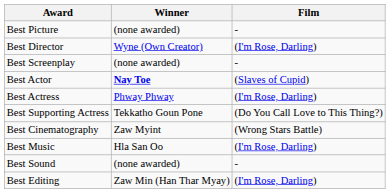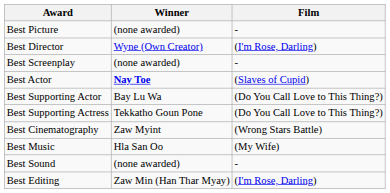- row: (33, 96)
+ row: (54, 96)
(275, 146) (I'm Rose, Darling) -> (257, 146) (My Wife)
